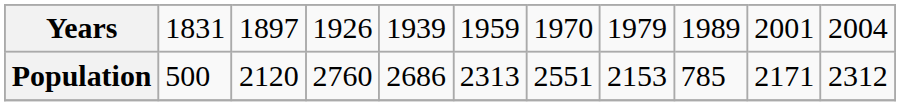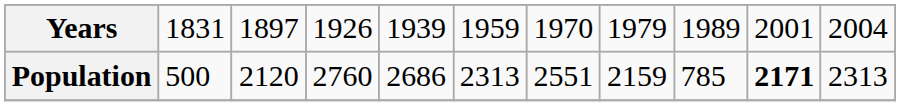(637, 75) 2153 -> (637, 75) 2159
(784, 75) normal -> (784, 75) bold
(858, 75) 2312 -> (858, 75) 2313
